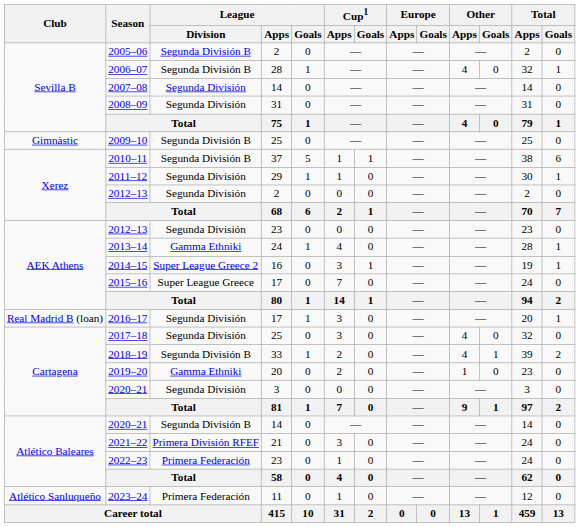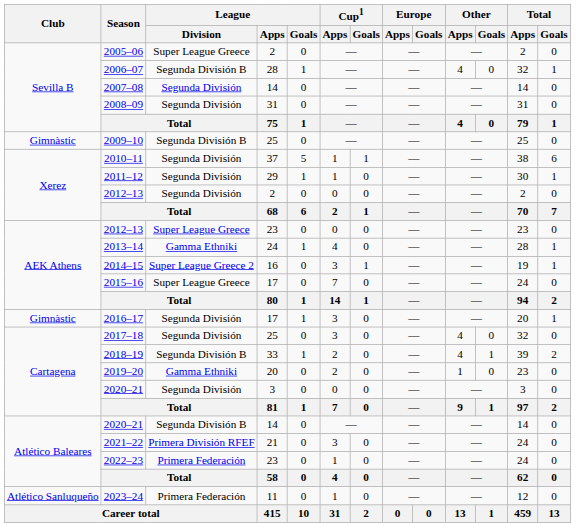(206, 51) Segunda División B -> (201, 51) Super League Greece
(206, 158) Segunda División B -> (201, 158) Segunda División
(206, 229) Segunda División -> (201, 229) Super League Greece
(55, 318) Real Madrid B (loan) -> (53, 318) Gimnàstic
